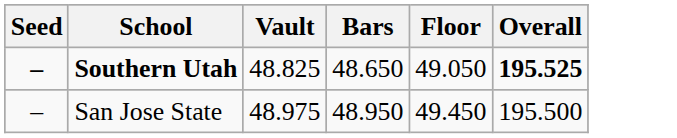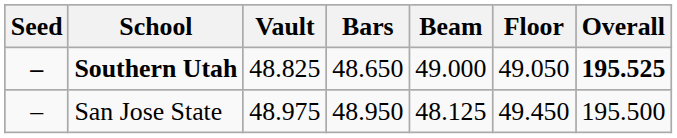+ column: (451, 25)
